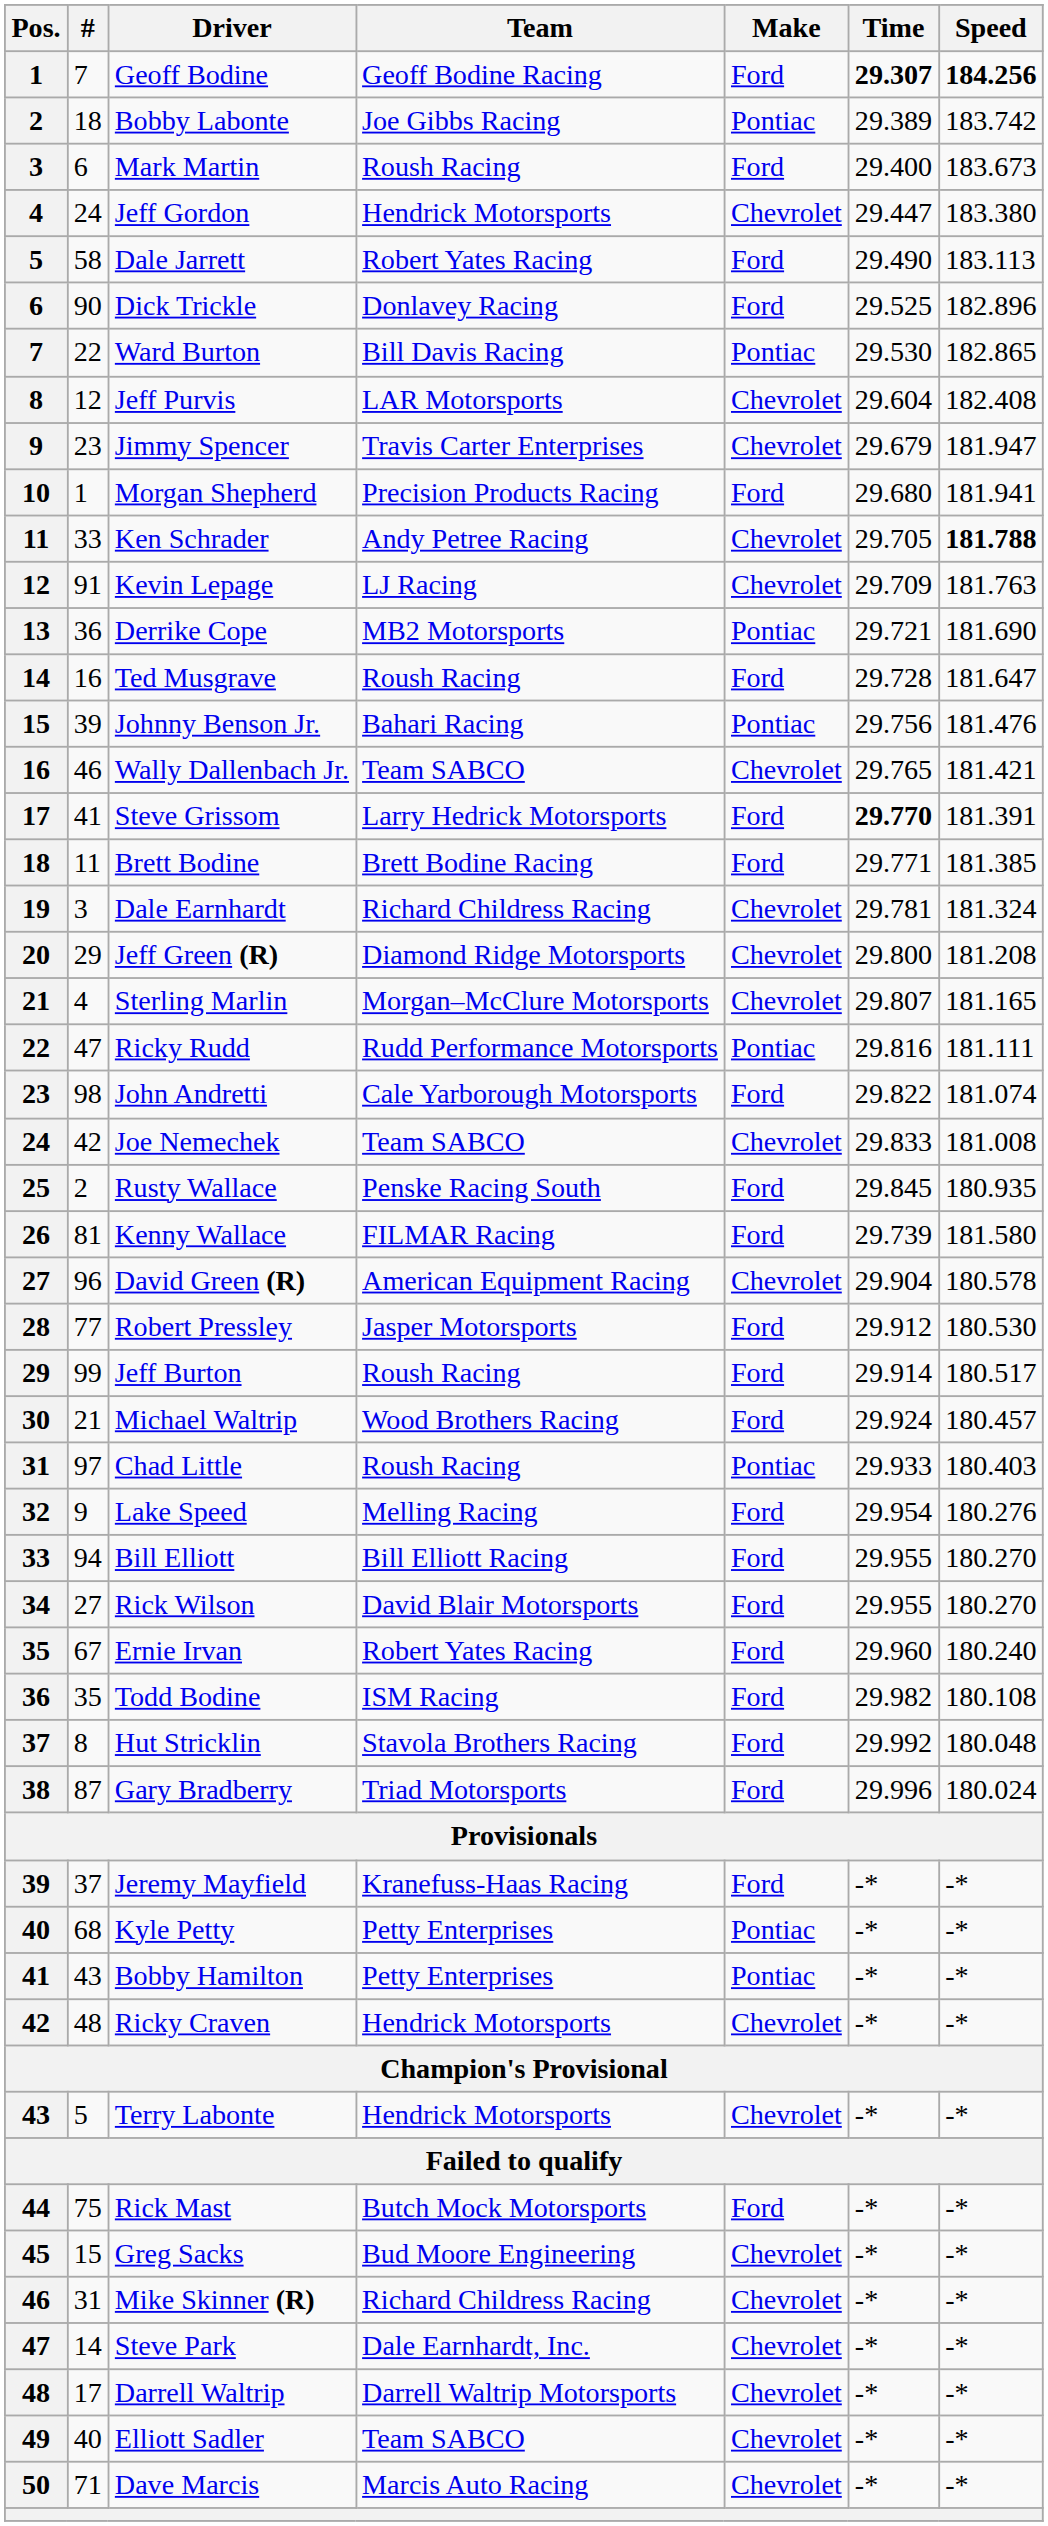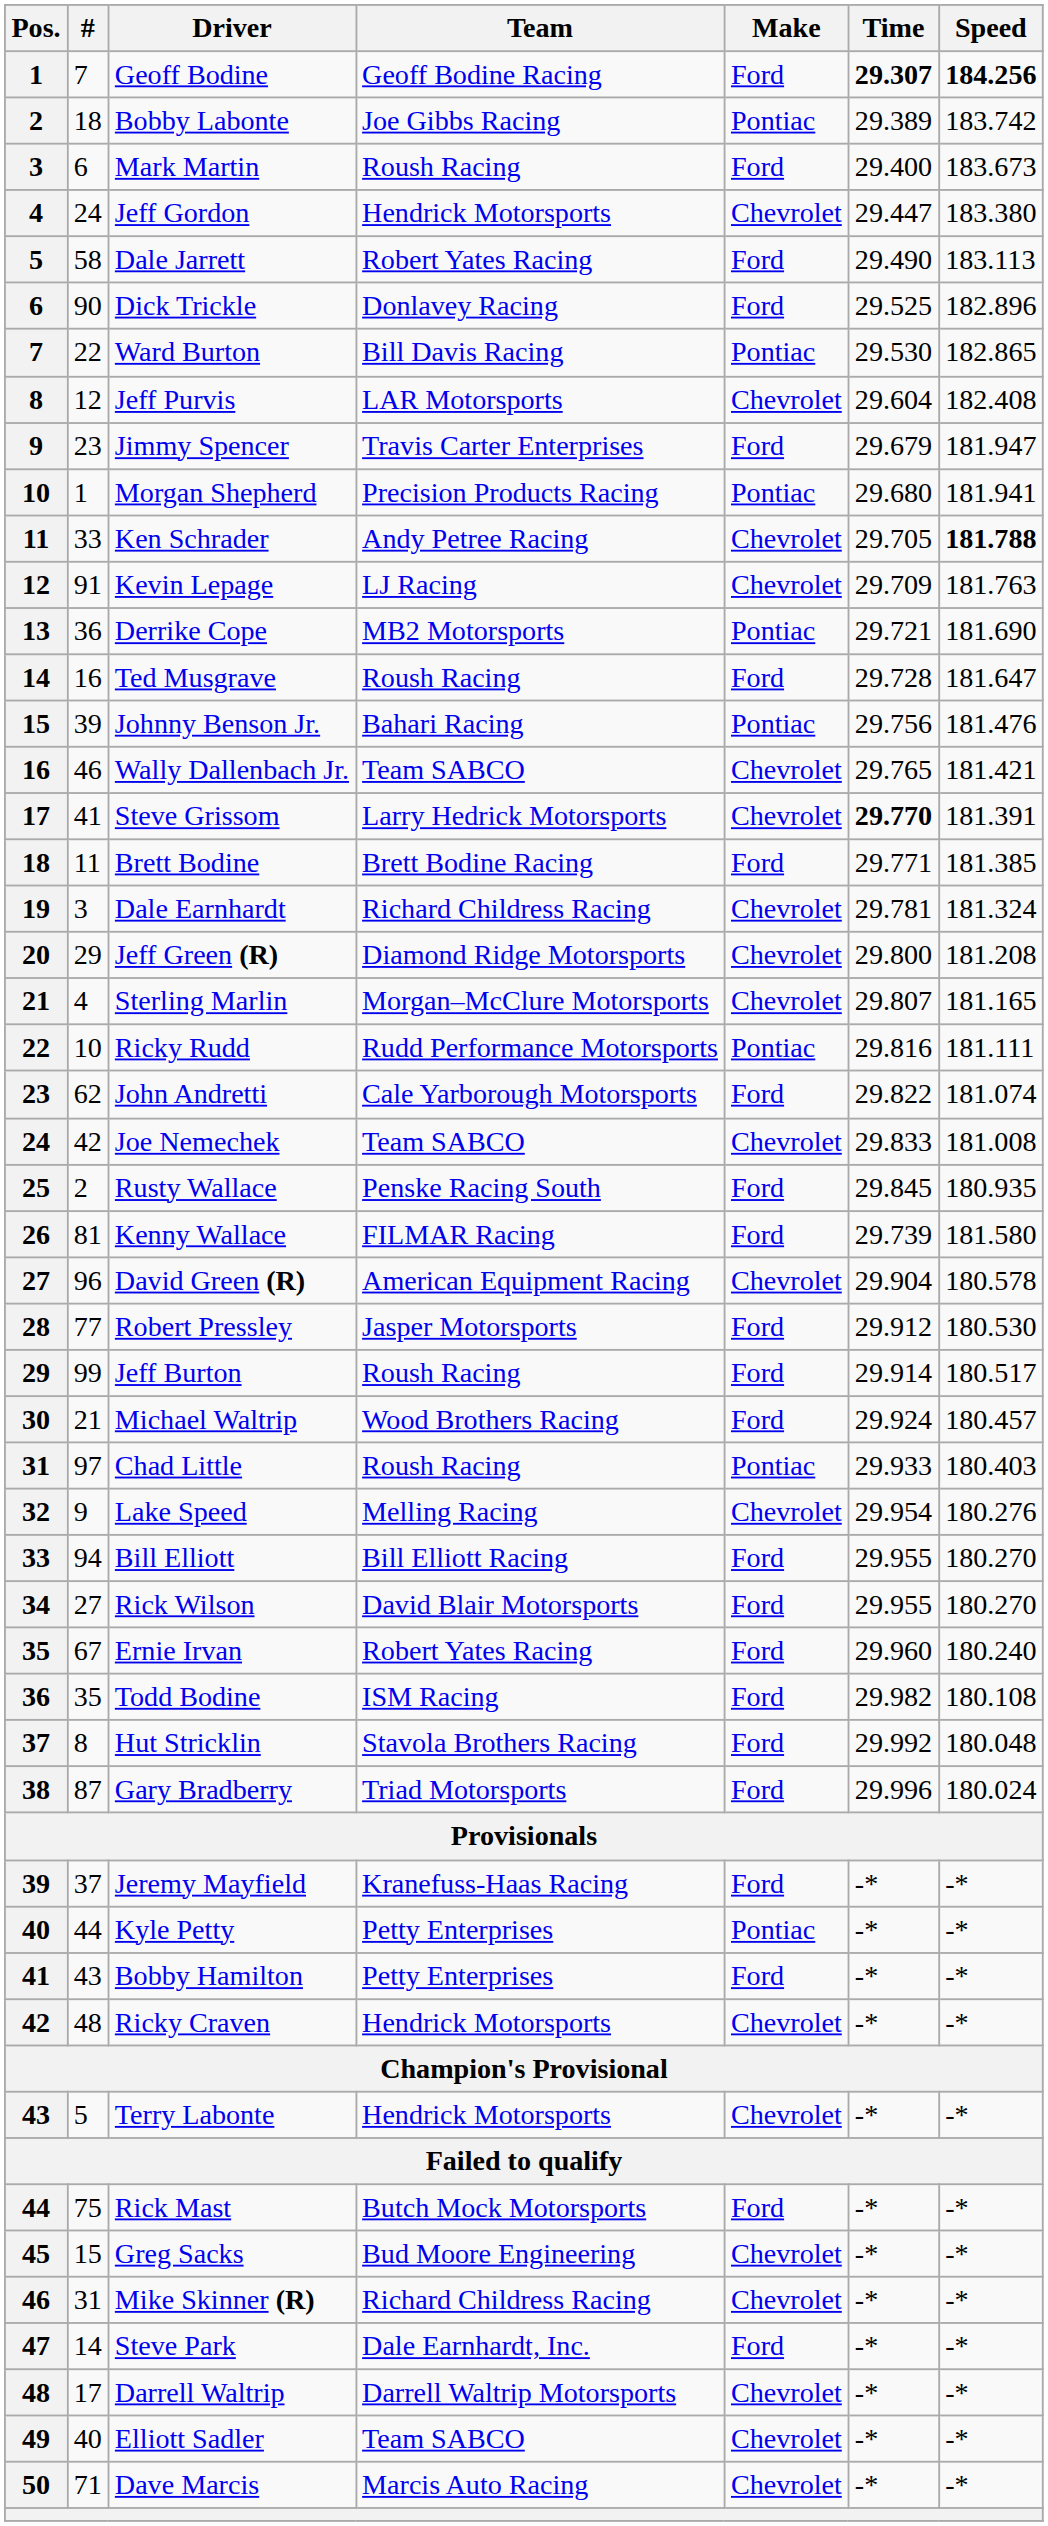(786, 445) Chevrolet -> (758, 445) Ford
(758, 491) Ford -> (773, 491) Pontiac
(758, 816) Ford -> (786, 816) Chevrolet
(88, 1047) 47 -> (88, 1047) 10
(88, 1094) 98 -> (88, 1094) 62
(758, 1511) Ford -> (786, 1511) Chevrolet
(88, 1928) 68 -> (88, 1928) 44
(773, 1975) Pontiac -> (758, 1975) Ford
(786, 2346) Chevrolet -> (758, 2346) Ford
